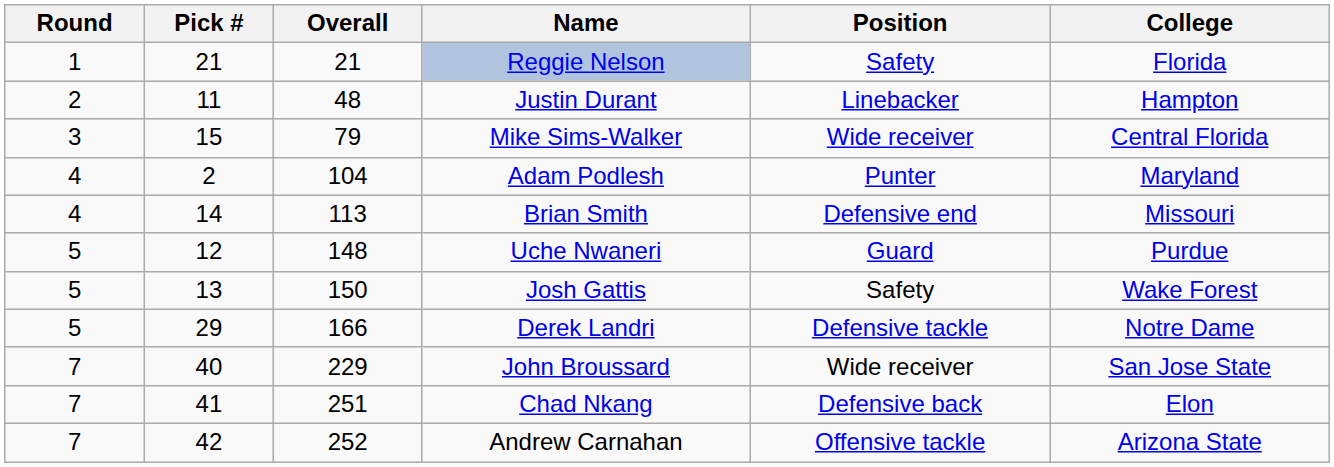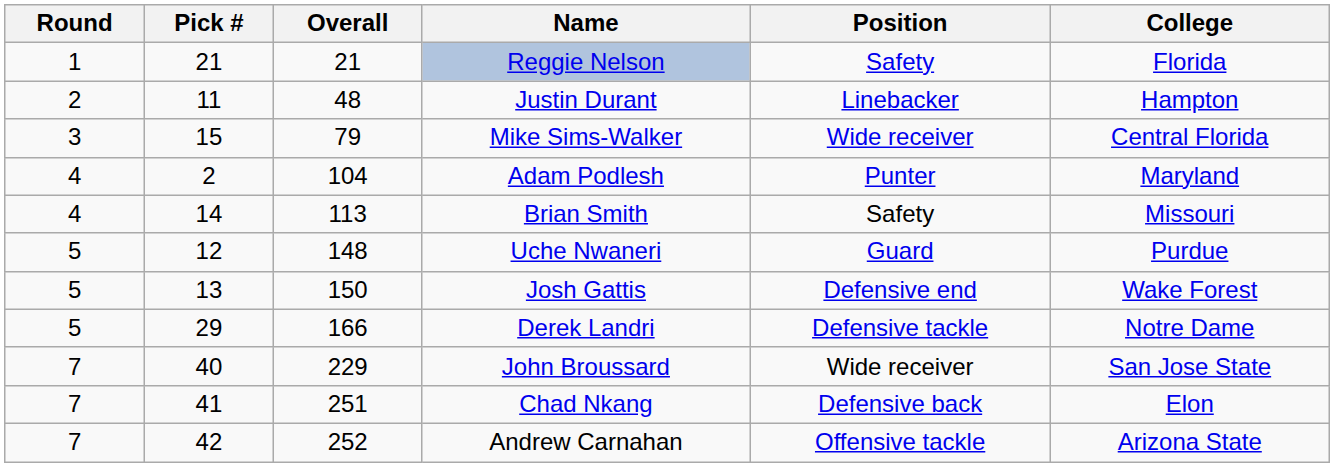(900, 213) Defensive end -> (900, 213) Safety
(900, 289) Safety -> (900, 289) Defensive end
